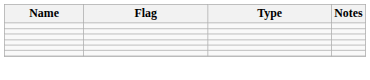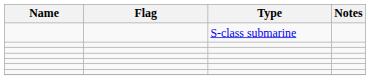+ row: (44, 33)
